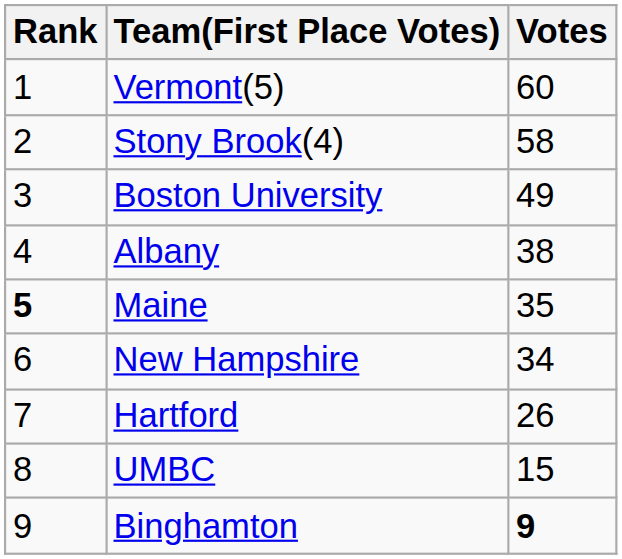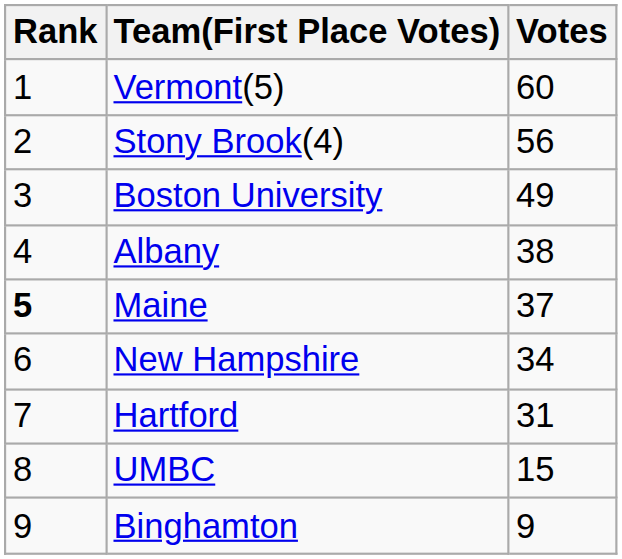(535, 141) 58 -> (535, 141) 56
(535, 305) 35 -> (535, 305) 37
(535, 415) 26 -> (535, 415) 31
(526, 525) bold -> (526, 525) normal
